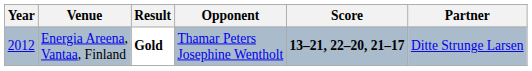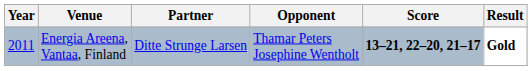columns swapped: (467, 16) <-> (153, 16)
(21, 46) 2012 -> (21, 46) 2011
